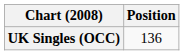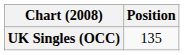(151, 38) 136 -> (151, 38) 135
